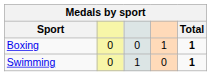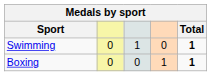rows swapped: (23, 46) <-> (31, 63)
